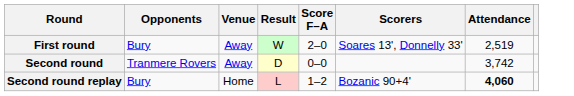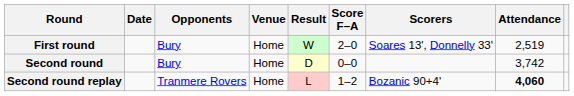+ column: (139, 20)
(238, 44) Away -> (269, 44) Home
(172, 63) Tranmere Rovers -> (169, 63) Bury
(238, 63) Away -> (269, 63) Home
(139, 81) Bury -> (202, 81) Tranmere Rovers
